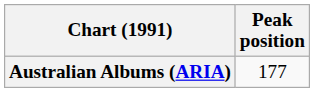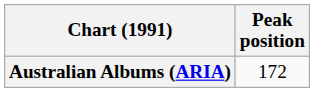(272, 71) 177 -> (272, 71) 172
